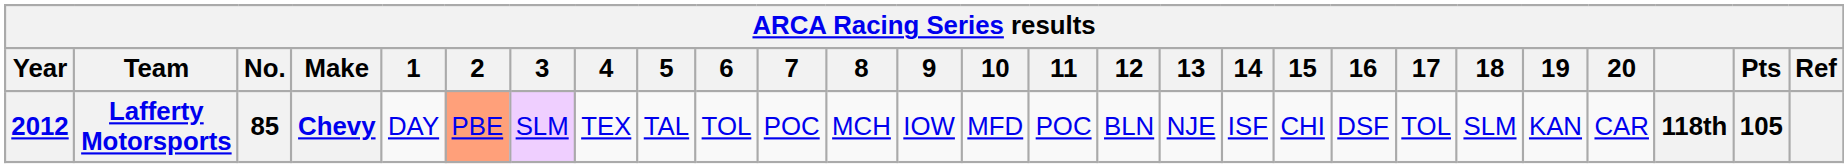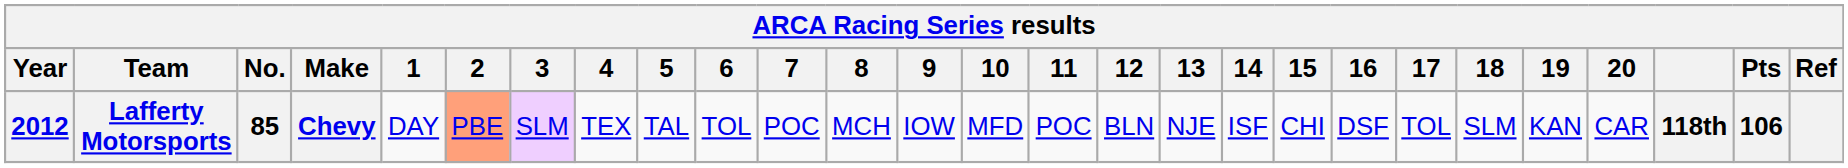(1761, 126) 105 -> (1761, 126) 106
